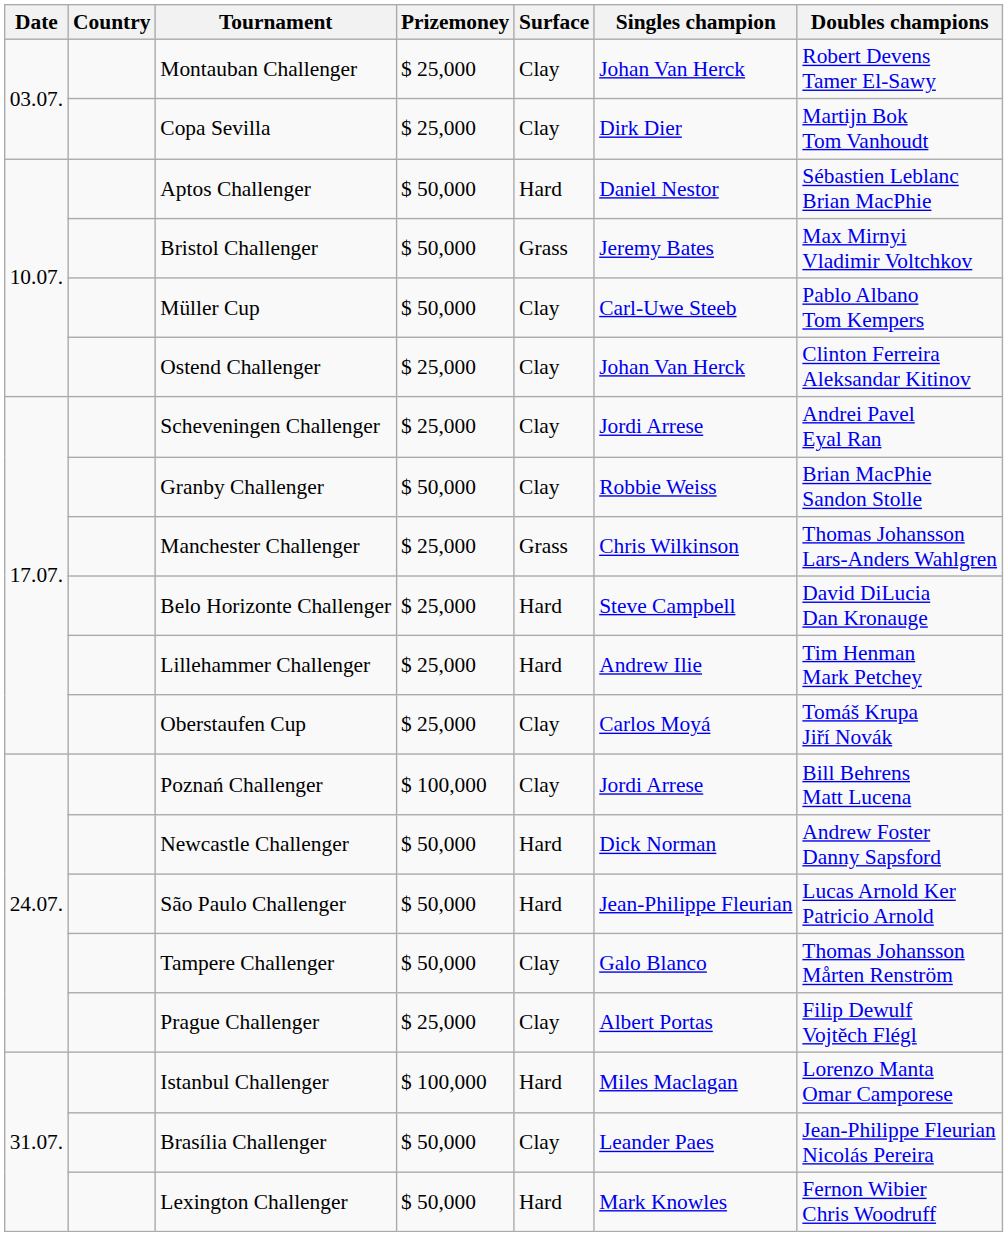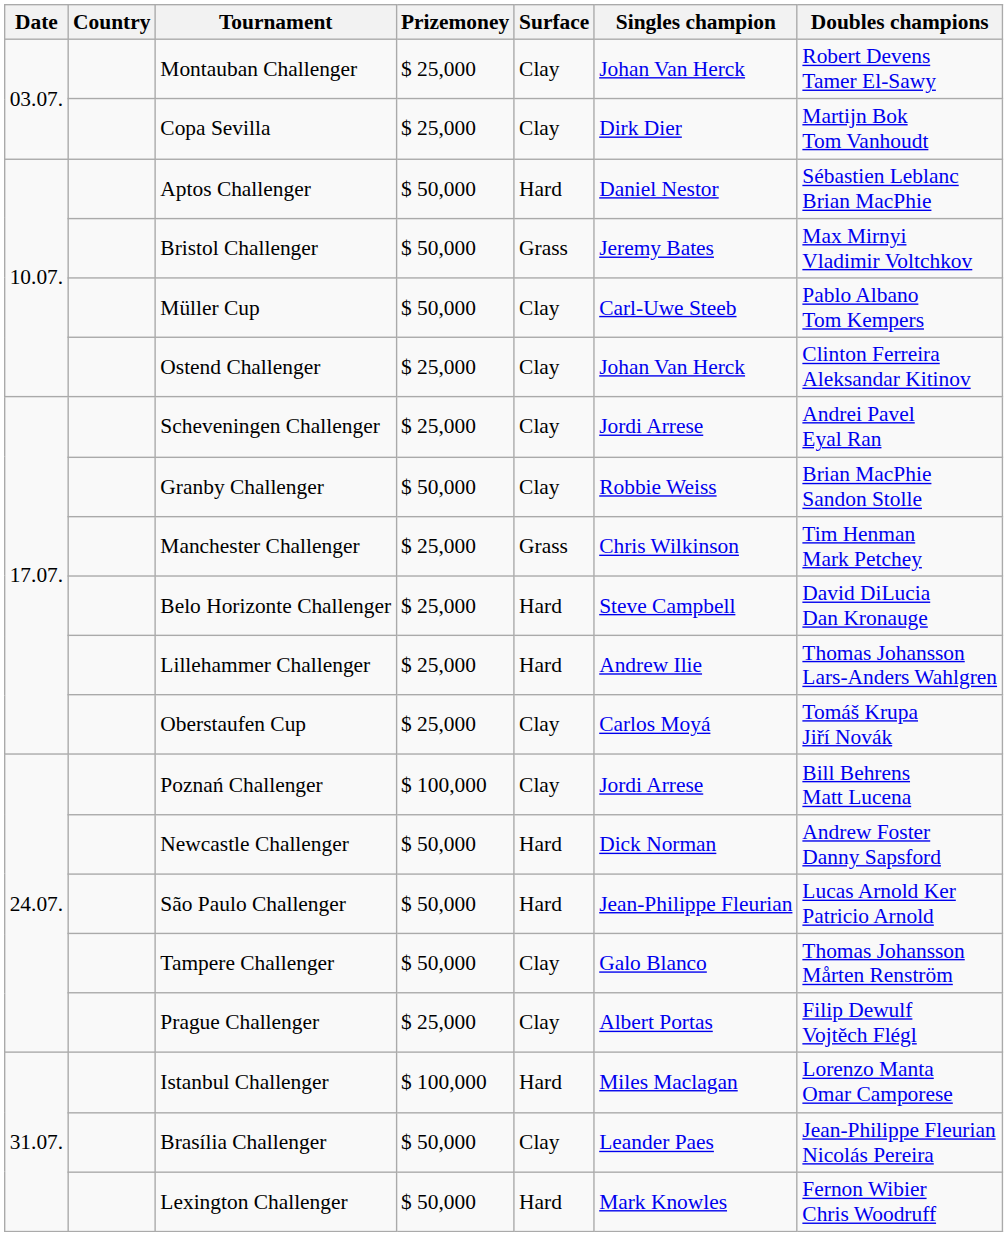(900, 545) Thomas Johansson Lars-Anders Wahlgren -> (862, 545) Tim Henman Mark Petchey
(862, 664) Tim Henman Mark Petchey -> (900, 664) Thomas Johansson Lars-Anders Wahlgren
